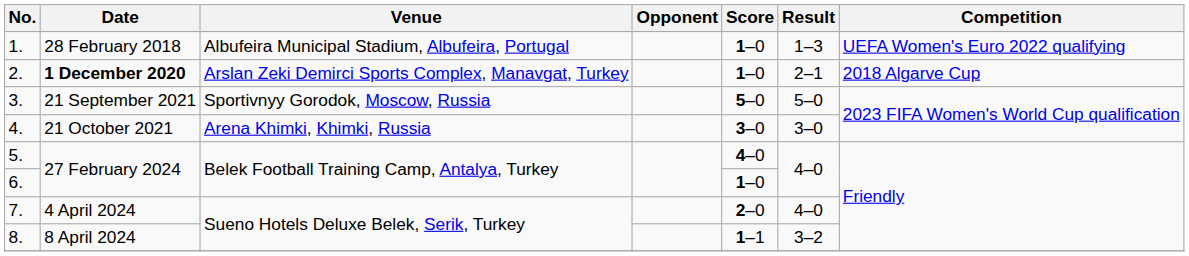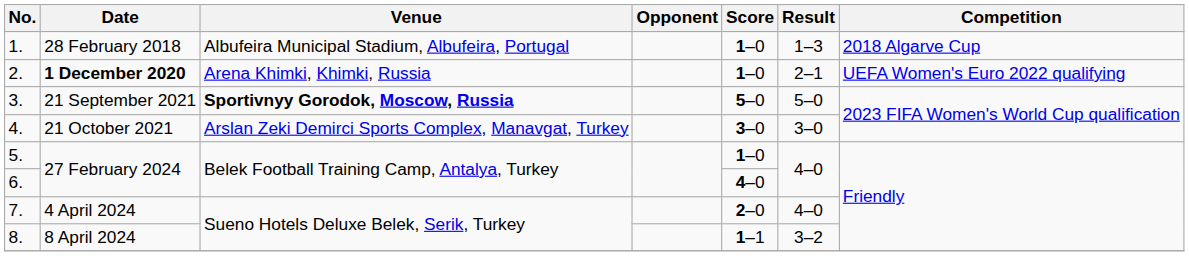(984, 45) UEFA Women's Euro 2022 qualifying -> (912, 45) 2018 Algarve Cup
(416, 73) Arslan Zeki Demirci Sports Complex, Manavgat, Turkey -> (317, 73) Arena Khimki, Khimki, Russia
(912, 73) 2018 Algarve Cup -> (984, 73) UEFA Women's Euro 2022 qualifying
(347, 100) normal -> (359, 100) bold
(317, 127) Arena Khimki, Khimki, Russia -> (416, 127) Arslan Zeki Demirci Sports Complex, Manavgat, Turkey
(750, 155) 4–0 -> (750, 155) 1–0
(750, 182) 1–0 -> (750, 182) 4–0
